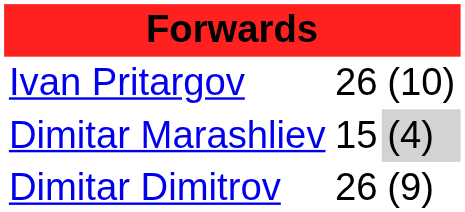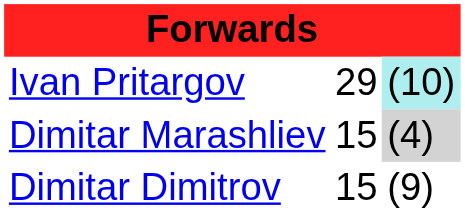(356, 82) 26 -> (356, 82) 29
(421, 82) no background -> (421, 82) paleturquoise background
(356, 187) 26 -> (356, 187) 15
